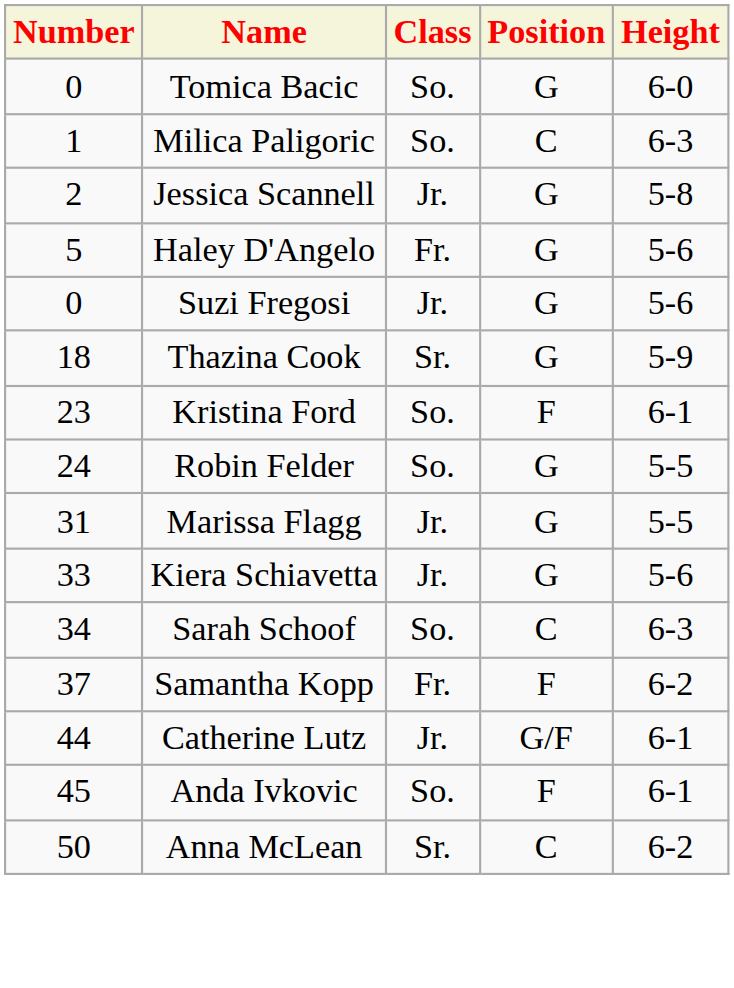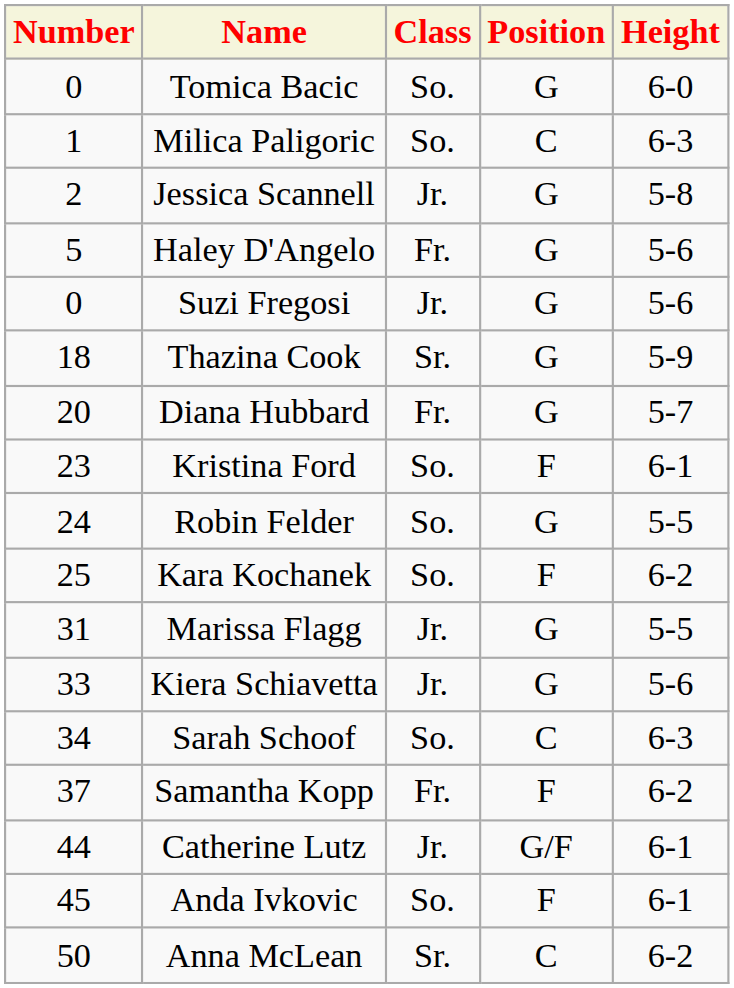+ row: (264, 411)
+ row: (264, 574)
